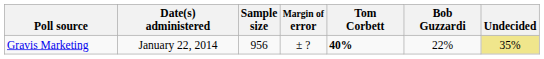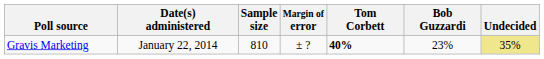(259, 44) 956 -> (259, 44) 810
(443, 44) 22% -> (443, 44) 23%
